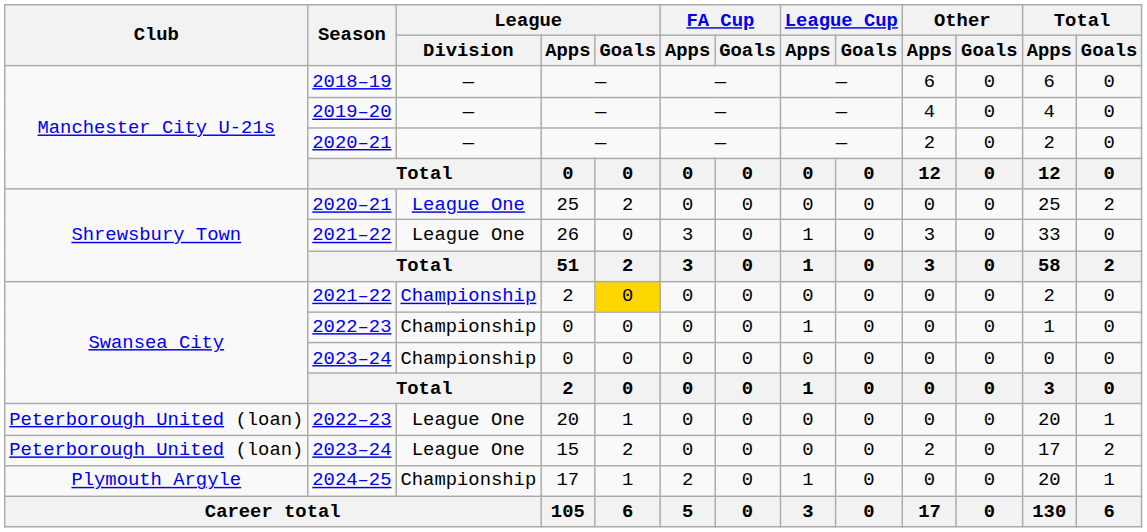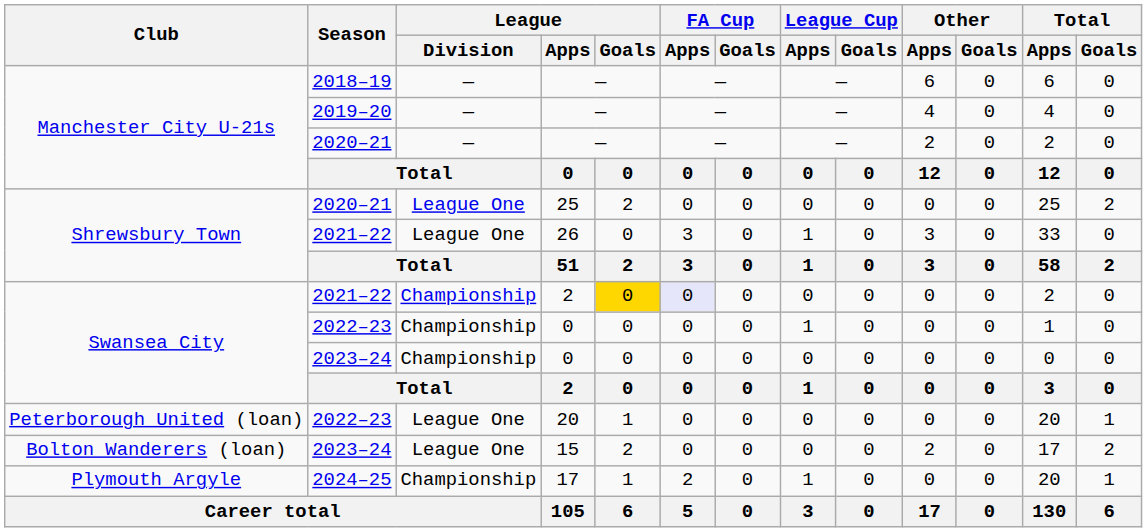(688, 297) no background -> (688, 297) lavender background
(156, 450) Peterborough United (loan) -> (156, 450) Bolton Wanderers (loan)
